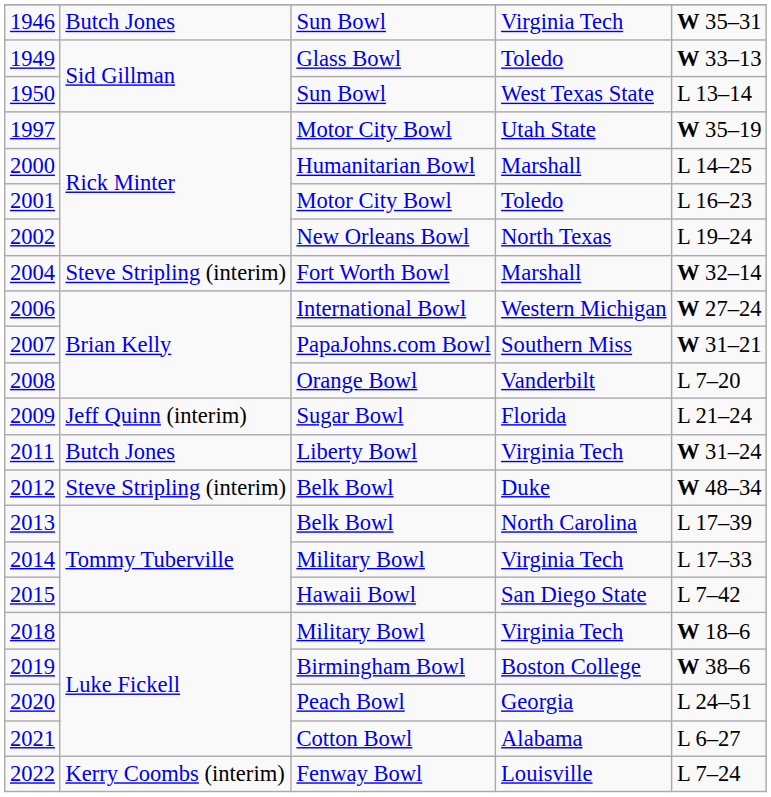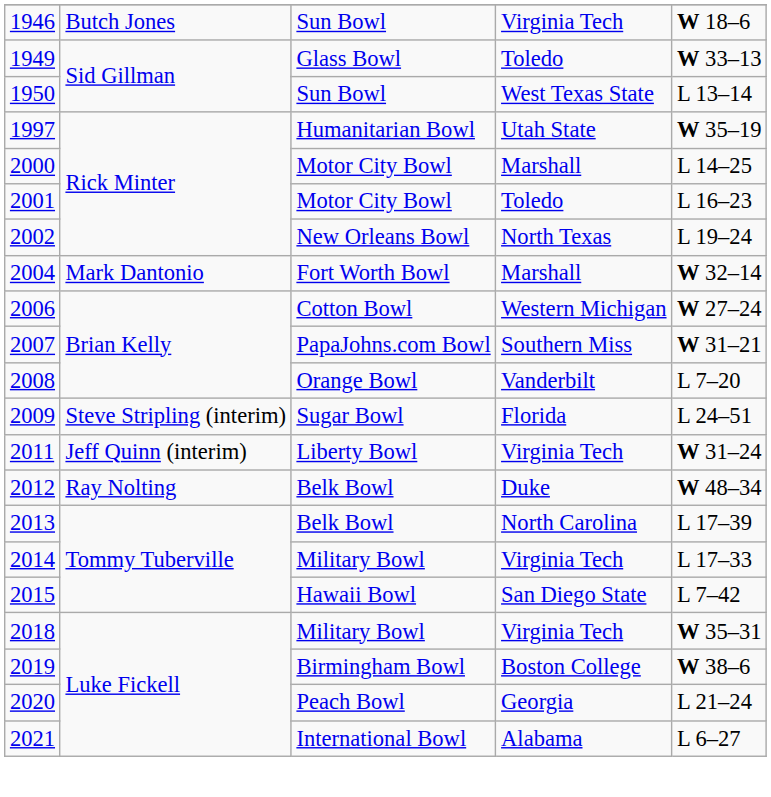(719, 22) W 35–31 -> (714, 22) W 18–6
(374, 129) Motor City Bowl -> (386, 129) Humanitarian Bowl
(386, 165) Humanitarian Bowl -> (374, 165) Motor City Bowl
(176, 272) Steve Stripling (interim) -> (135, 272) Mark Dantonio
(381, 308) International Bowl -> (354, 308) Cotton Bowl
(156, 415) Jeff Quinn (interim) -> (176, 415) Steve Stripling (interim)
(714, 415) L 21–24 -> (714, 415) L 24–51
(120, 451) Butch Jones -> (156, 451) Jeff Quinn (interim)
(176, 487) Steve Stripling (interim) -> (121, 487) Ray Nolting
(714, 630) W 18–6 -> (719, 630) W 35–31
(714, 702) L 24–51 -> (714, 702) L 21–24
(354, 737) Cotton Bowl -> (381, 737) International Bowl
- row: (32, 773)
